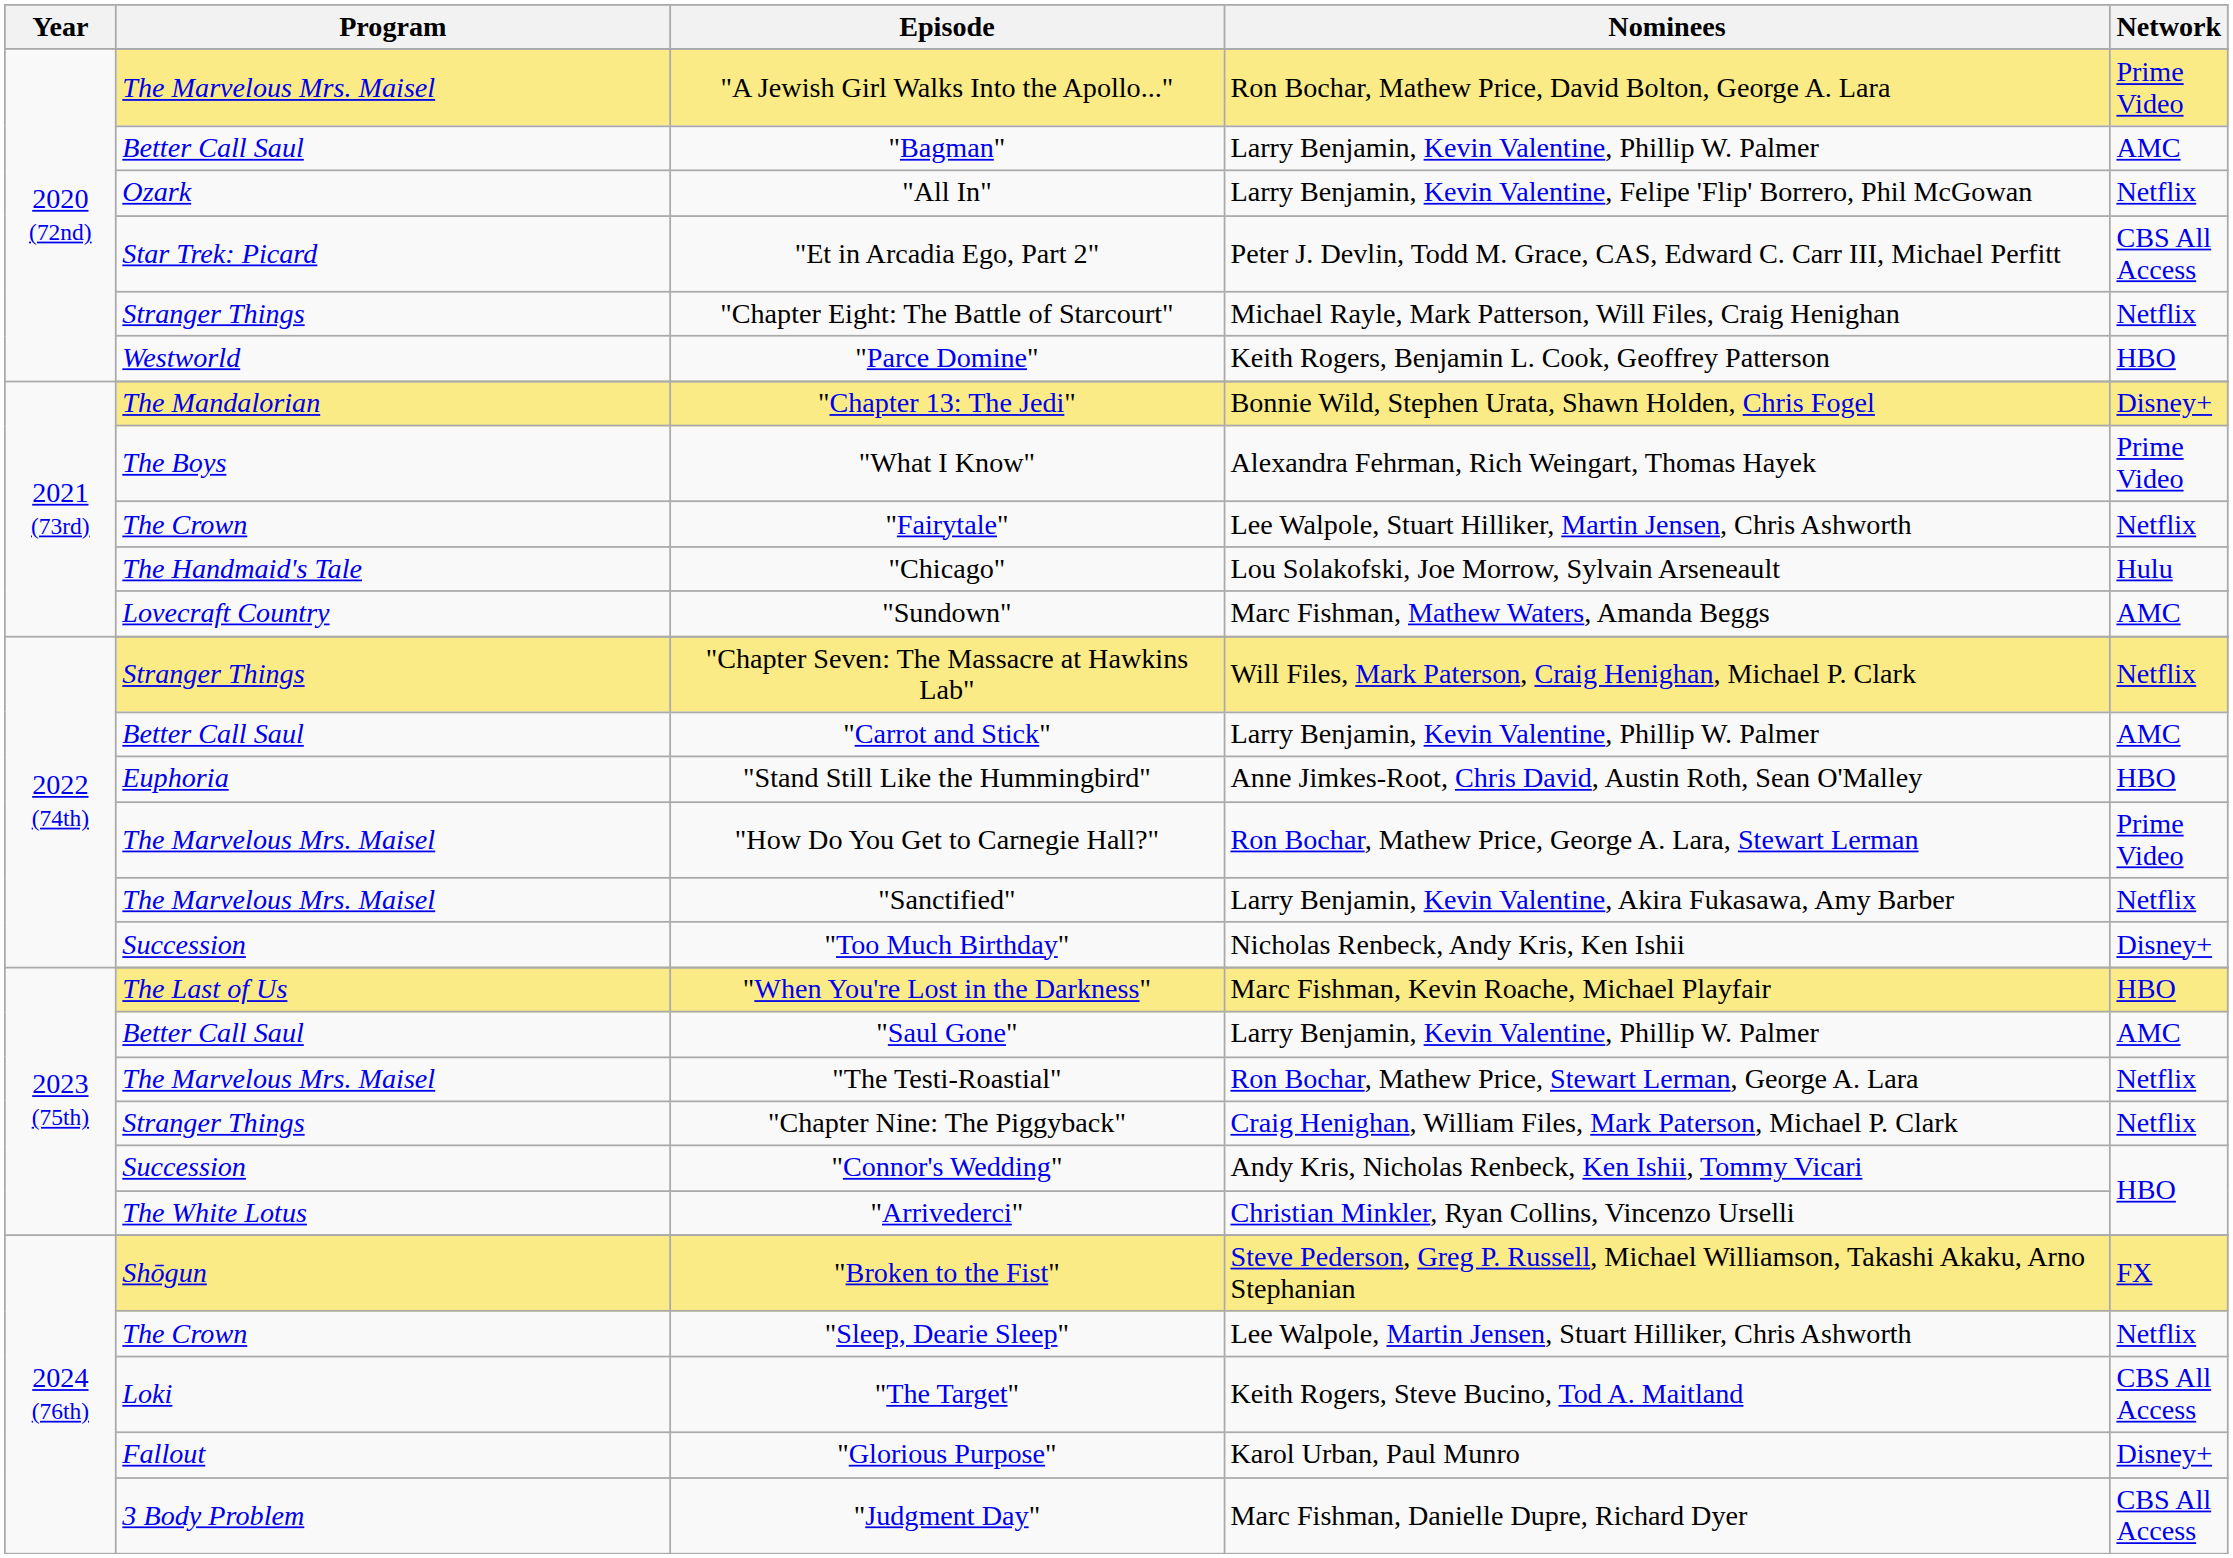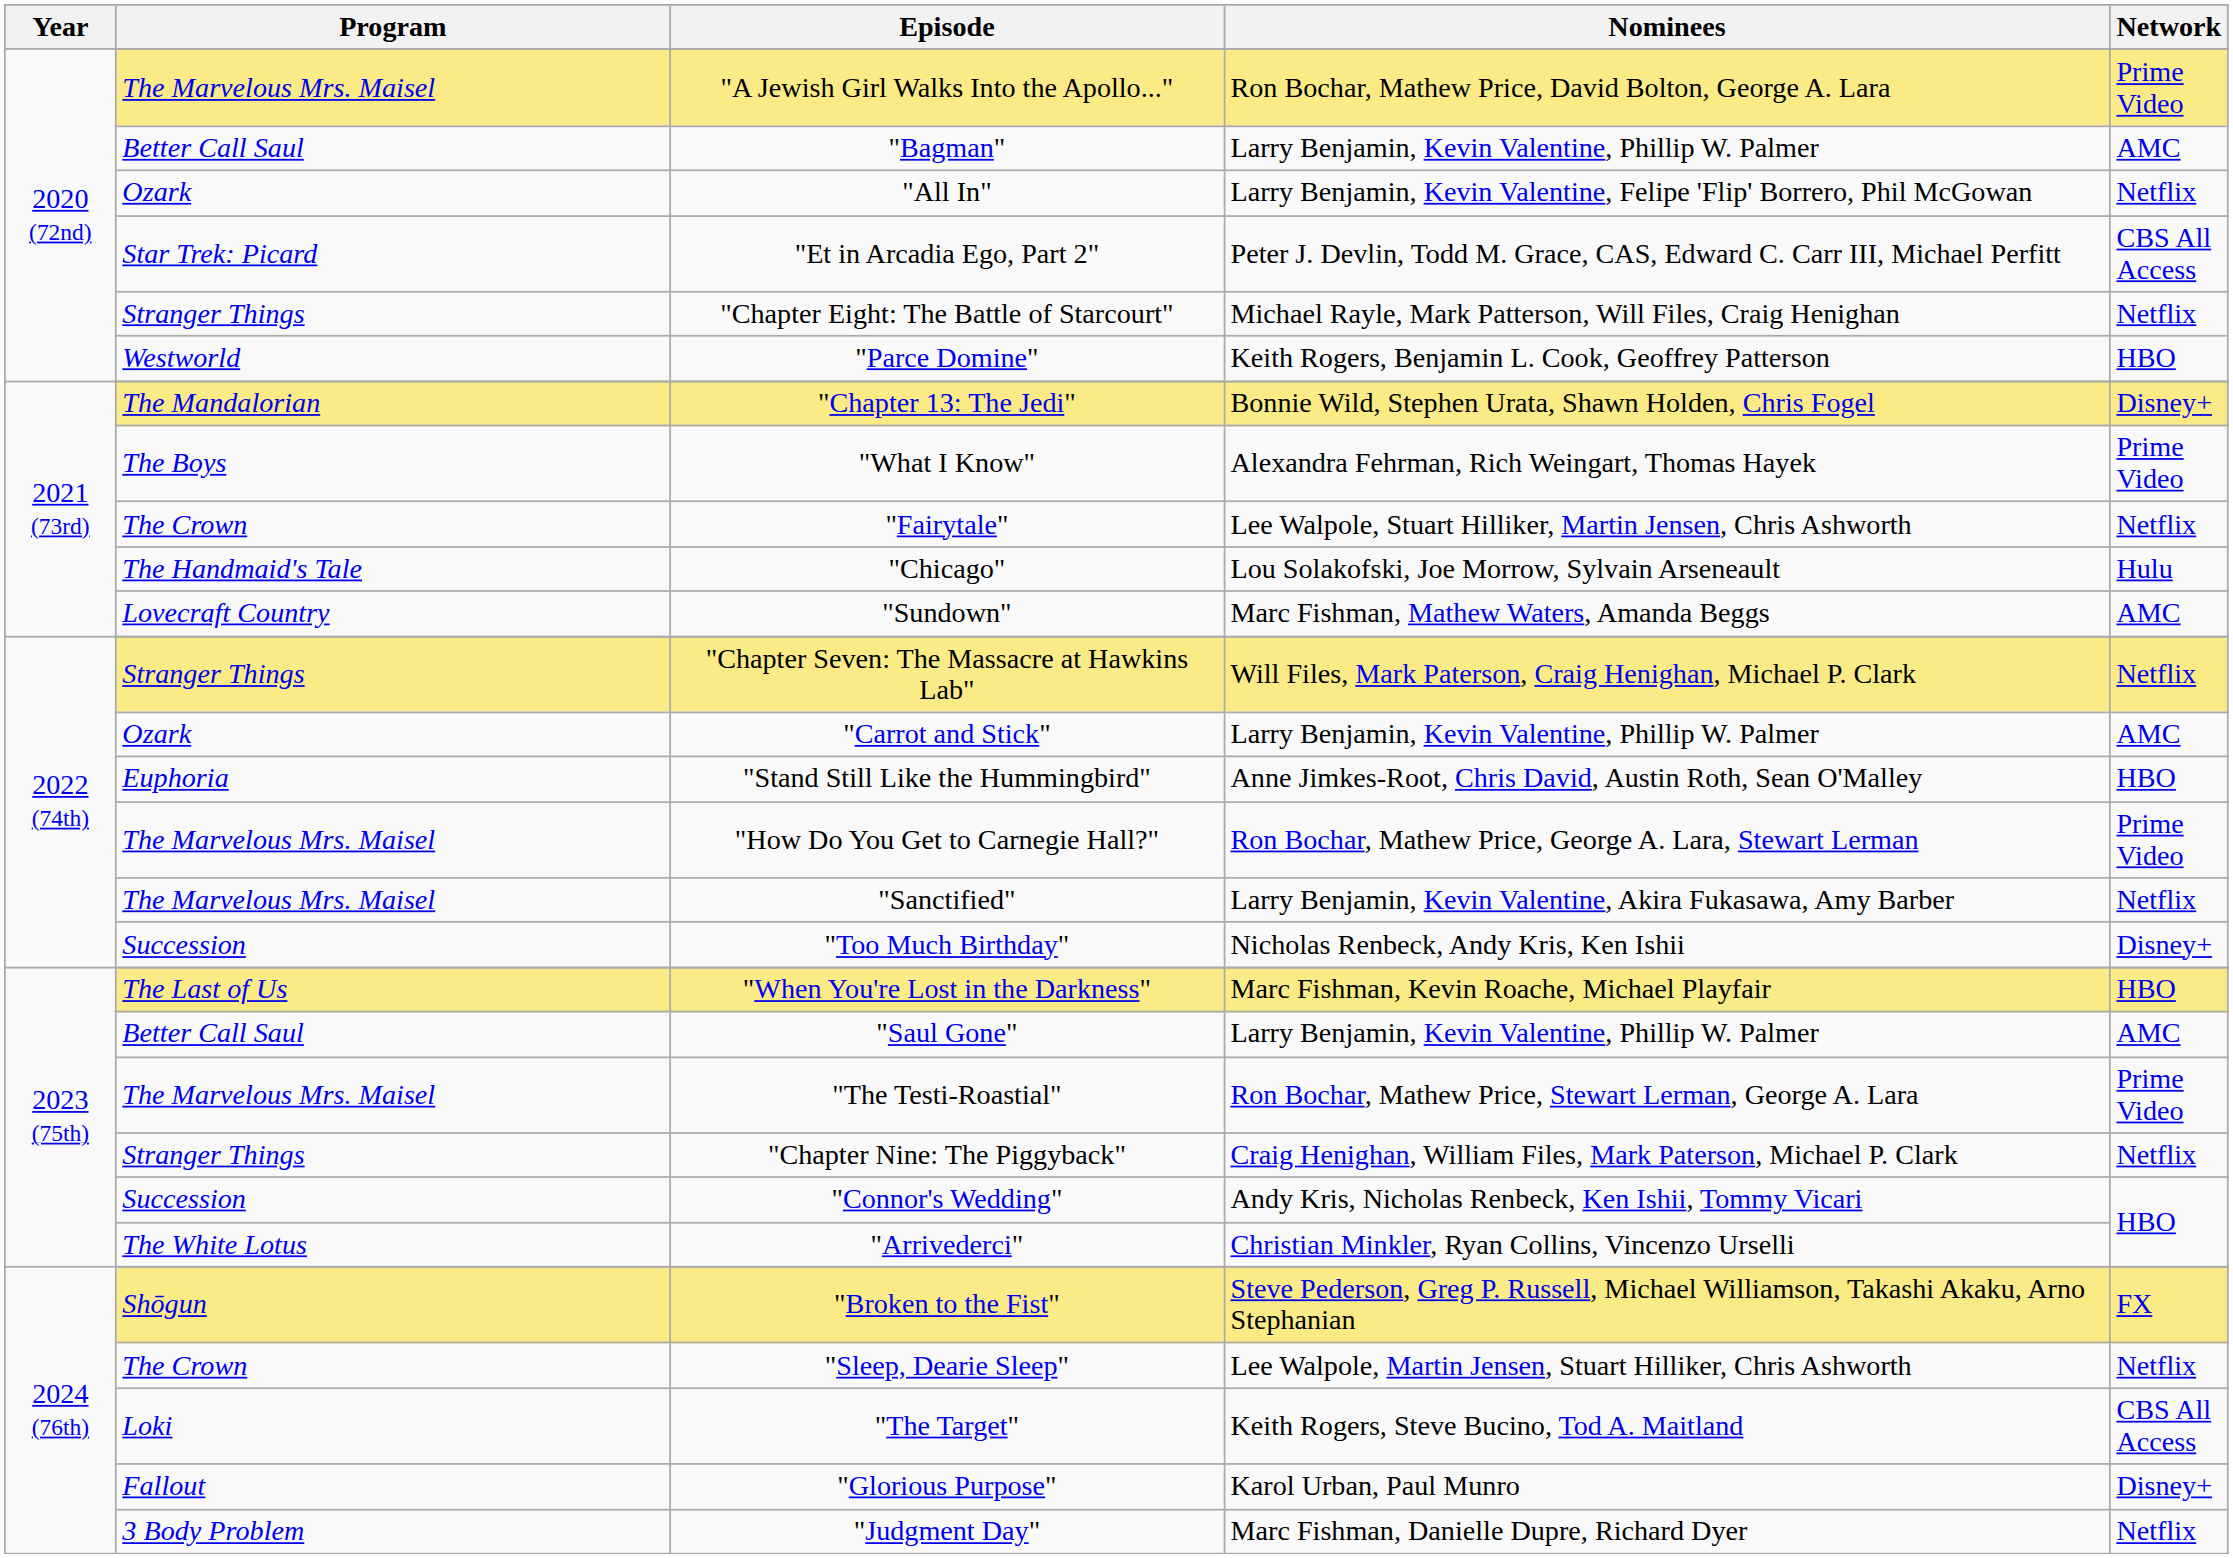(213, 734) Better Call Saul -> (157, 734) Ozark
(2156, 1078) Netflix -> (2150, 1094) Prime Video
(2164, 1514) CBS All Access -> (2156, 1530) Netflix
